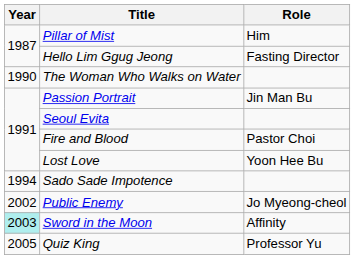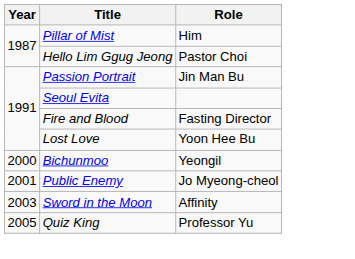(293, 56) Fasting Director -> (213, 56) Pastor Choi
- row: (142, 77)
(281, 139) Pastor Choi -> (225, 118) Fasting Director
- row: (108, 181)
+ row: (75, 160)
(22, 202) 2002 -> (22, 181) 2001
(22, 222) paleturquoise background -> (22, 202) no background
